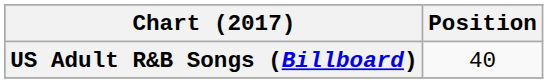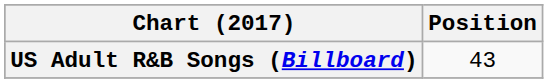(483, 60) 40 -> (483, 60) 43
